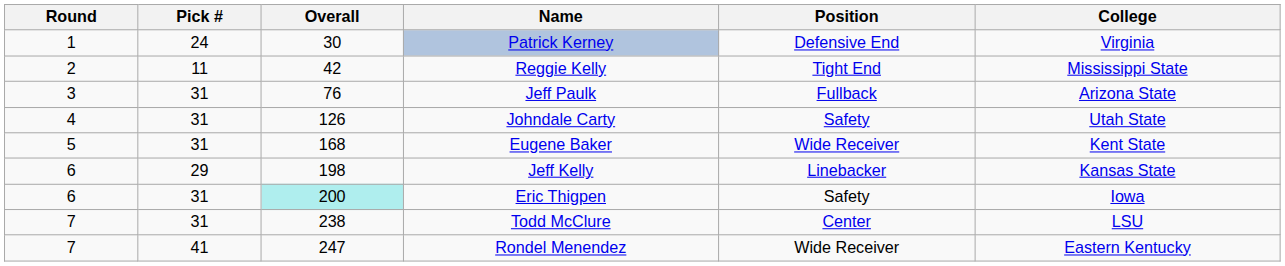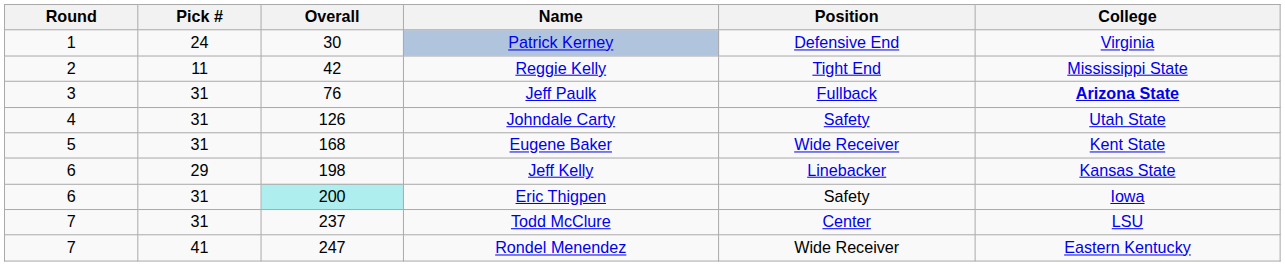(1127, 94) normal -> (1127, 94) bold
(332, 222) 238 -> (332, 222) 237
